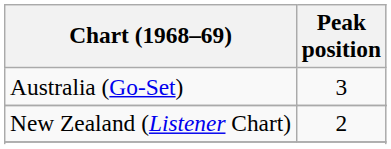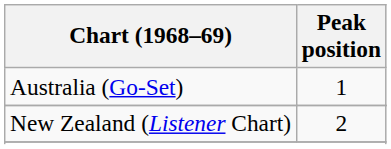(341, 86) 3 -> (341, 86) 1
